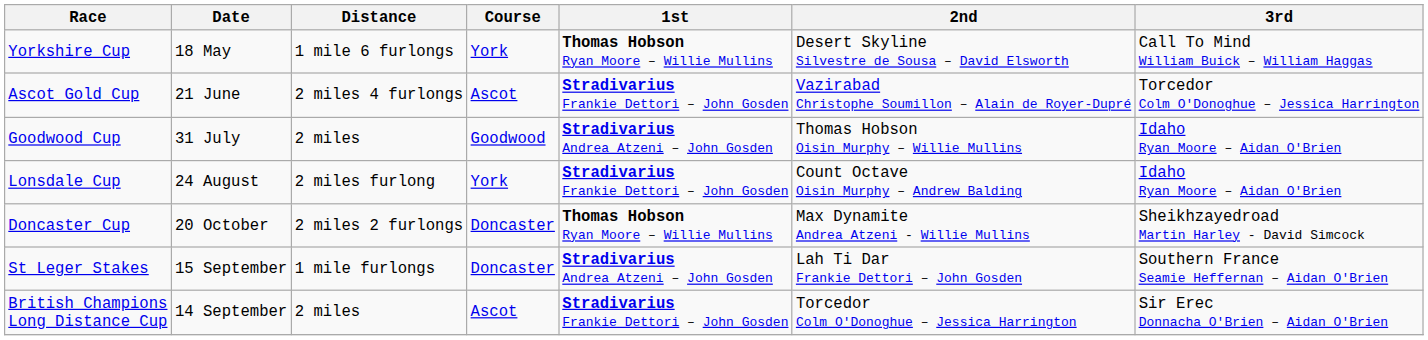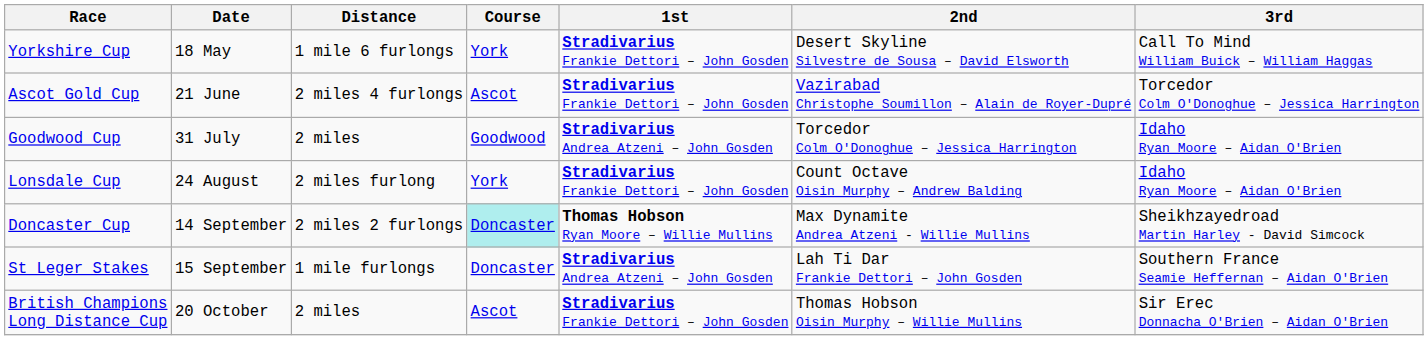(668, 51) Thomas Hobson Ryan Moore – Willie Mullins -> (675, 51) Stradivarius Frankie Dettori – John Gosden
(909, 138) Thomas Hobson Oisin Murphy – Willie Mullins -> (936, 138) Torcedor Colm O'Donoghue – Jessica Harrington
(222, 225) 20 October -> (231, 225) 14 September
(513, 225) no background -> (513, 225) paleturquoise background
(231, 312) 14 September -> (222, 312) 20 October
(936, 312) Torcedor Colm O'Donoghue – Jessica Harrington -> (909, 312) Thomas Hobson Oisin Murphy – Willie Mullins
